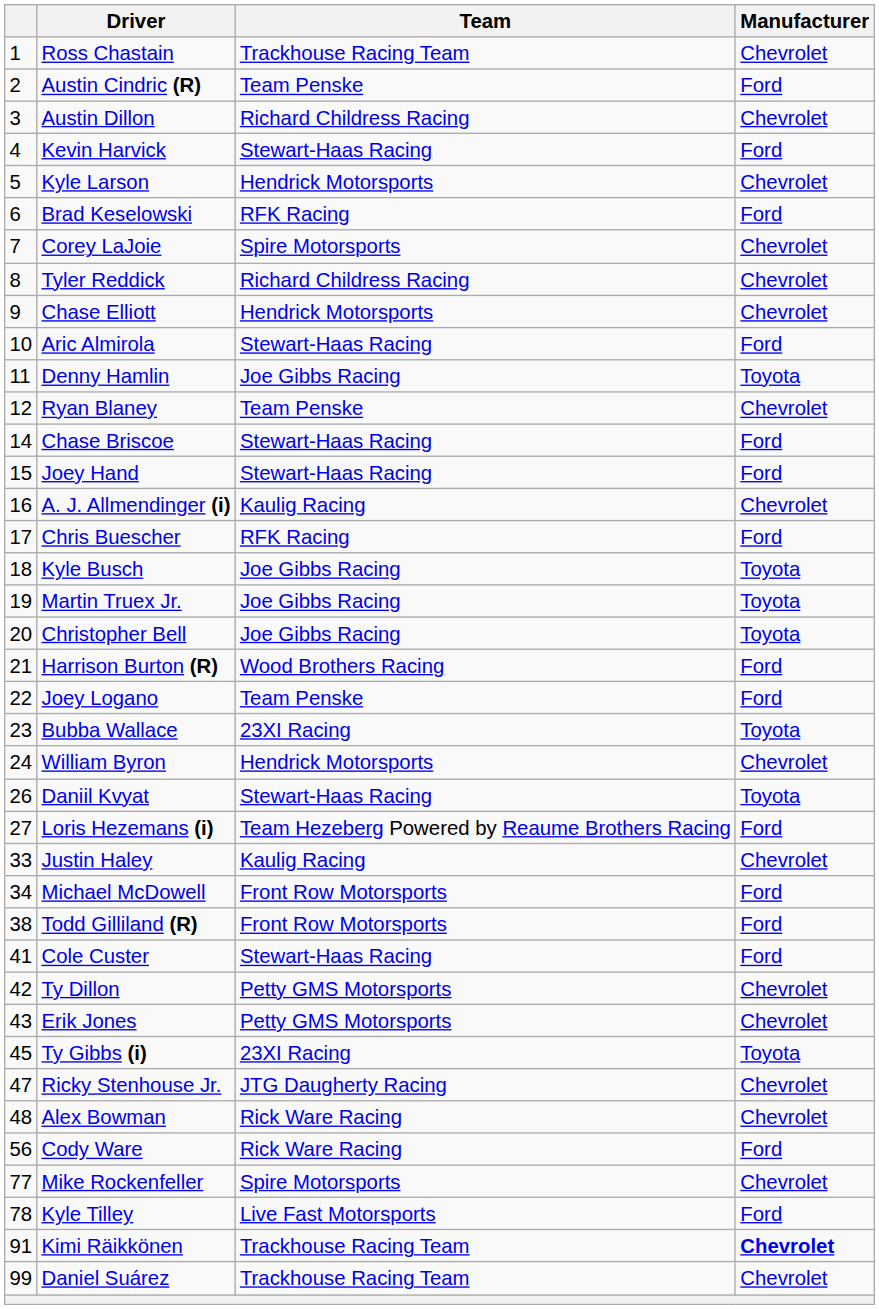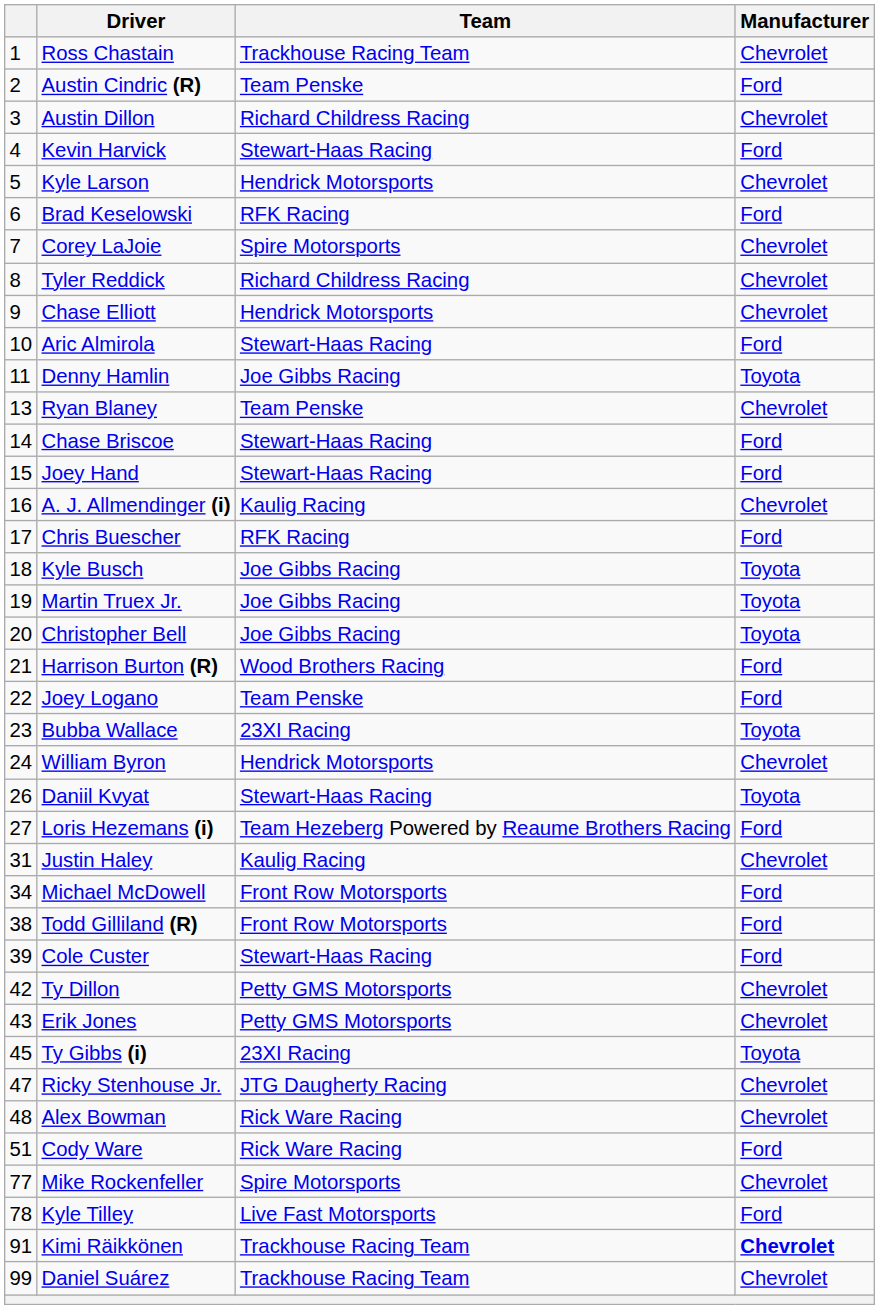(21, 408) 12 -> (21, 408) 13
(21, 859) 33 -> (21, 859) 31
(21, 956) 41 -> (21, 956) 39
(21, 1150) 56 -> (21, 1150) 51
